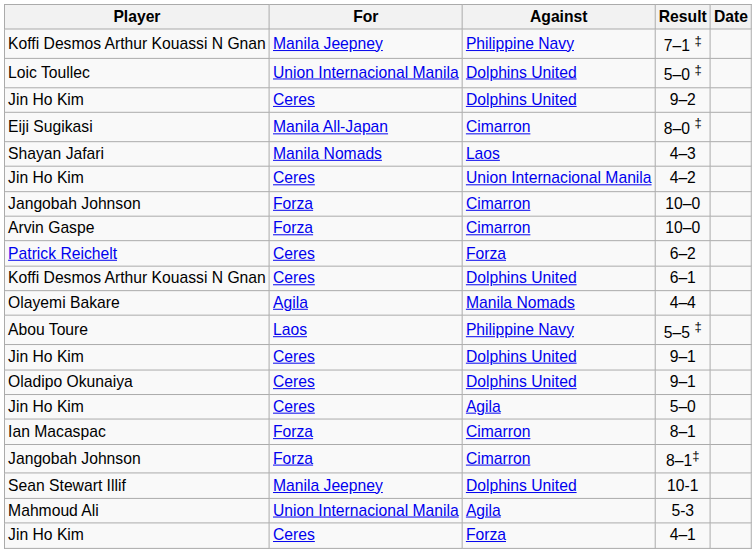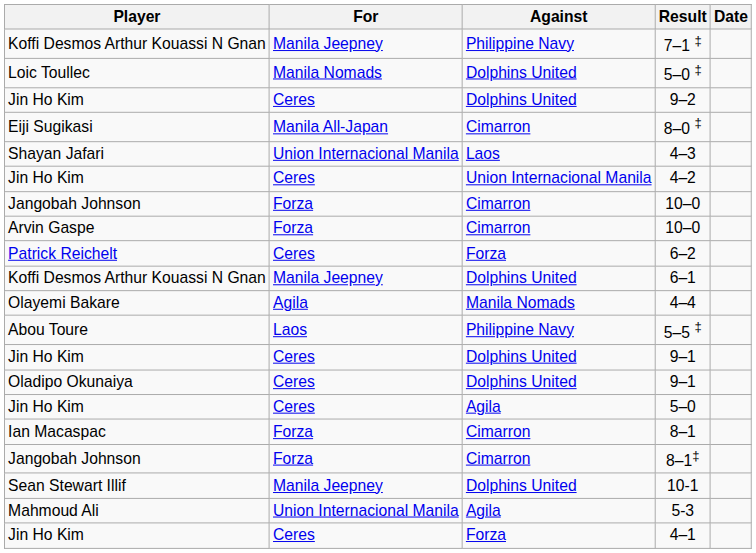(366, 73) Union Internacional Manila -> (327, 73) Manila Nomads
(327, 153) Manila Nomads -> (366, 153) Union Internacional Manila
(294, 278) Ceres -> (328, 278) Manila Jeepney
